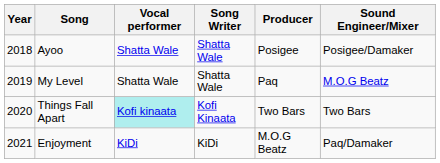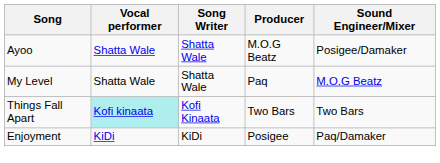- column: (20, 19)
(278, 50) Posigee -> (264, 50) M.O.G Beatz
(274, 143) M.O.G Beatz -> (268, 136) Posigee
